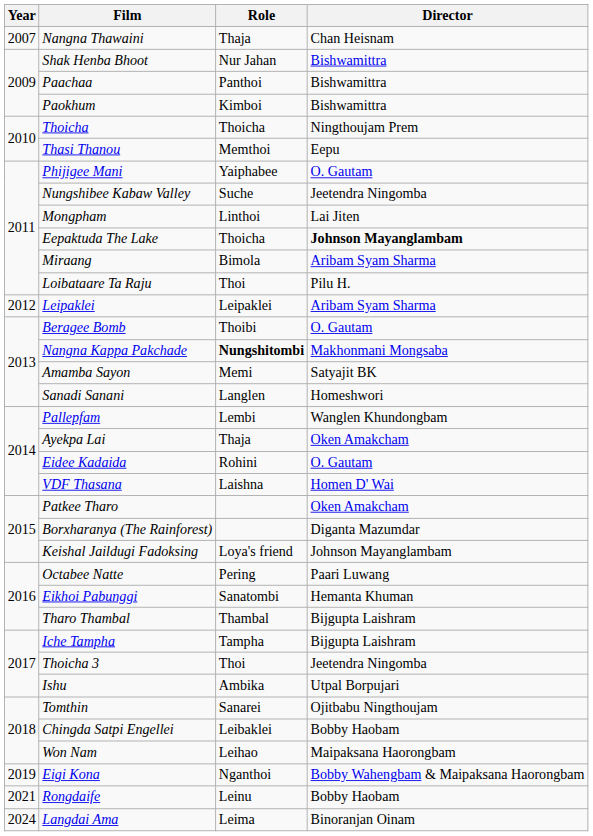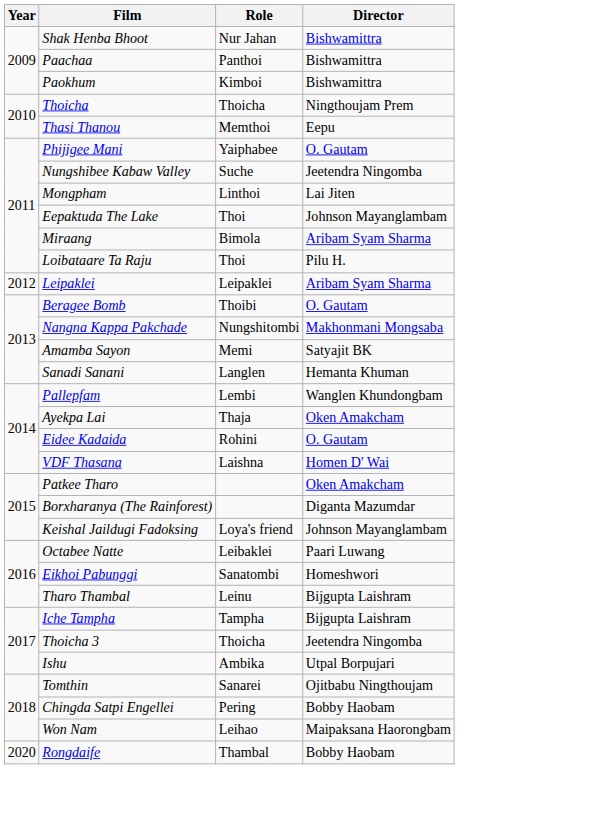- row: (93, 37)
(242, 238) Thoicha -> (232, 216) Thoi
(387, 238) bold -> (376, 216) normal
(261, 350) bold -> (259, 328) normal
(347, 395) Homeshwori -> (357, 372) Hemanta Khuman
(237, 573) Pering -> (245, 551) Leibaklei
(362, 596) Hemanta Khuman -> (342, 573) Homeshwori
(244, 618) Thambal -> (235, 596) Leinu
(232, 663) Thoi -> (242, 640) Thoicha
(245, 730) Leibaklei -> (237, 707) Pering
- row: (71, 774)
(22, 797) 2021 -> (22, 752) 2020
(235, 797) Leinu -> (244, 752) Thambal
- row: (80, 819)
